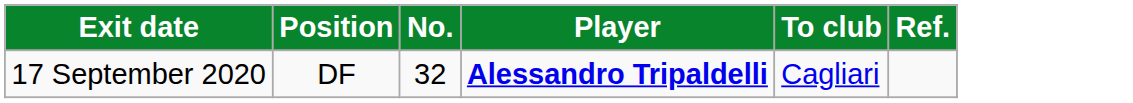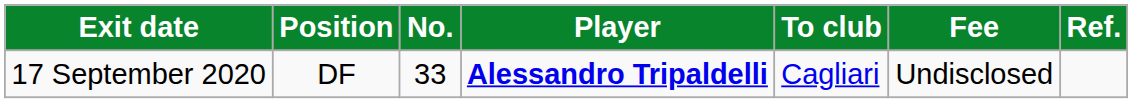+ column: (974, 27)
(430, 73) 32 -> (430, 73) 33
